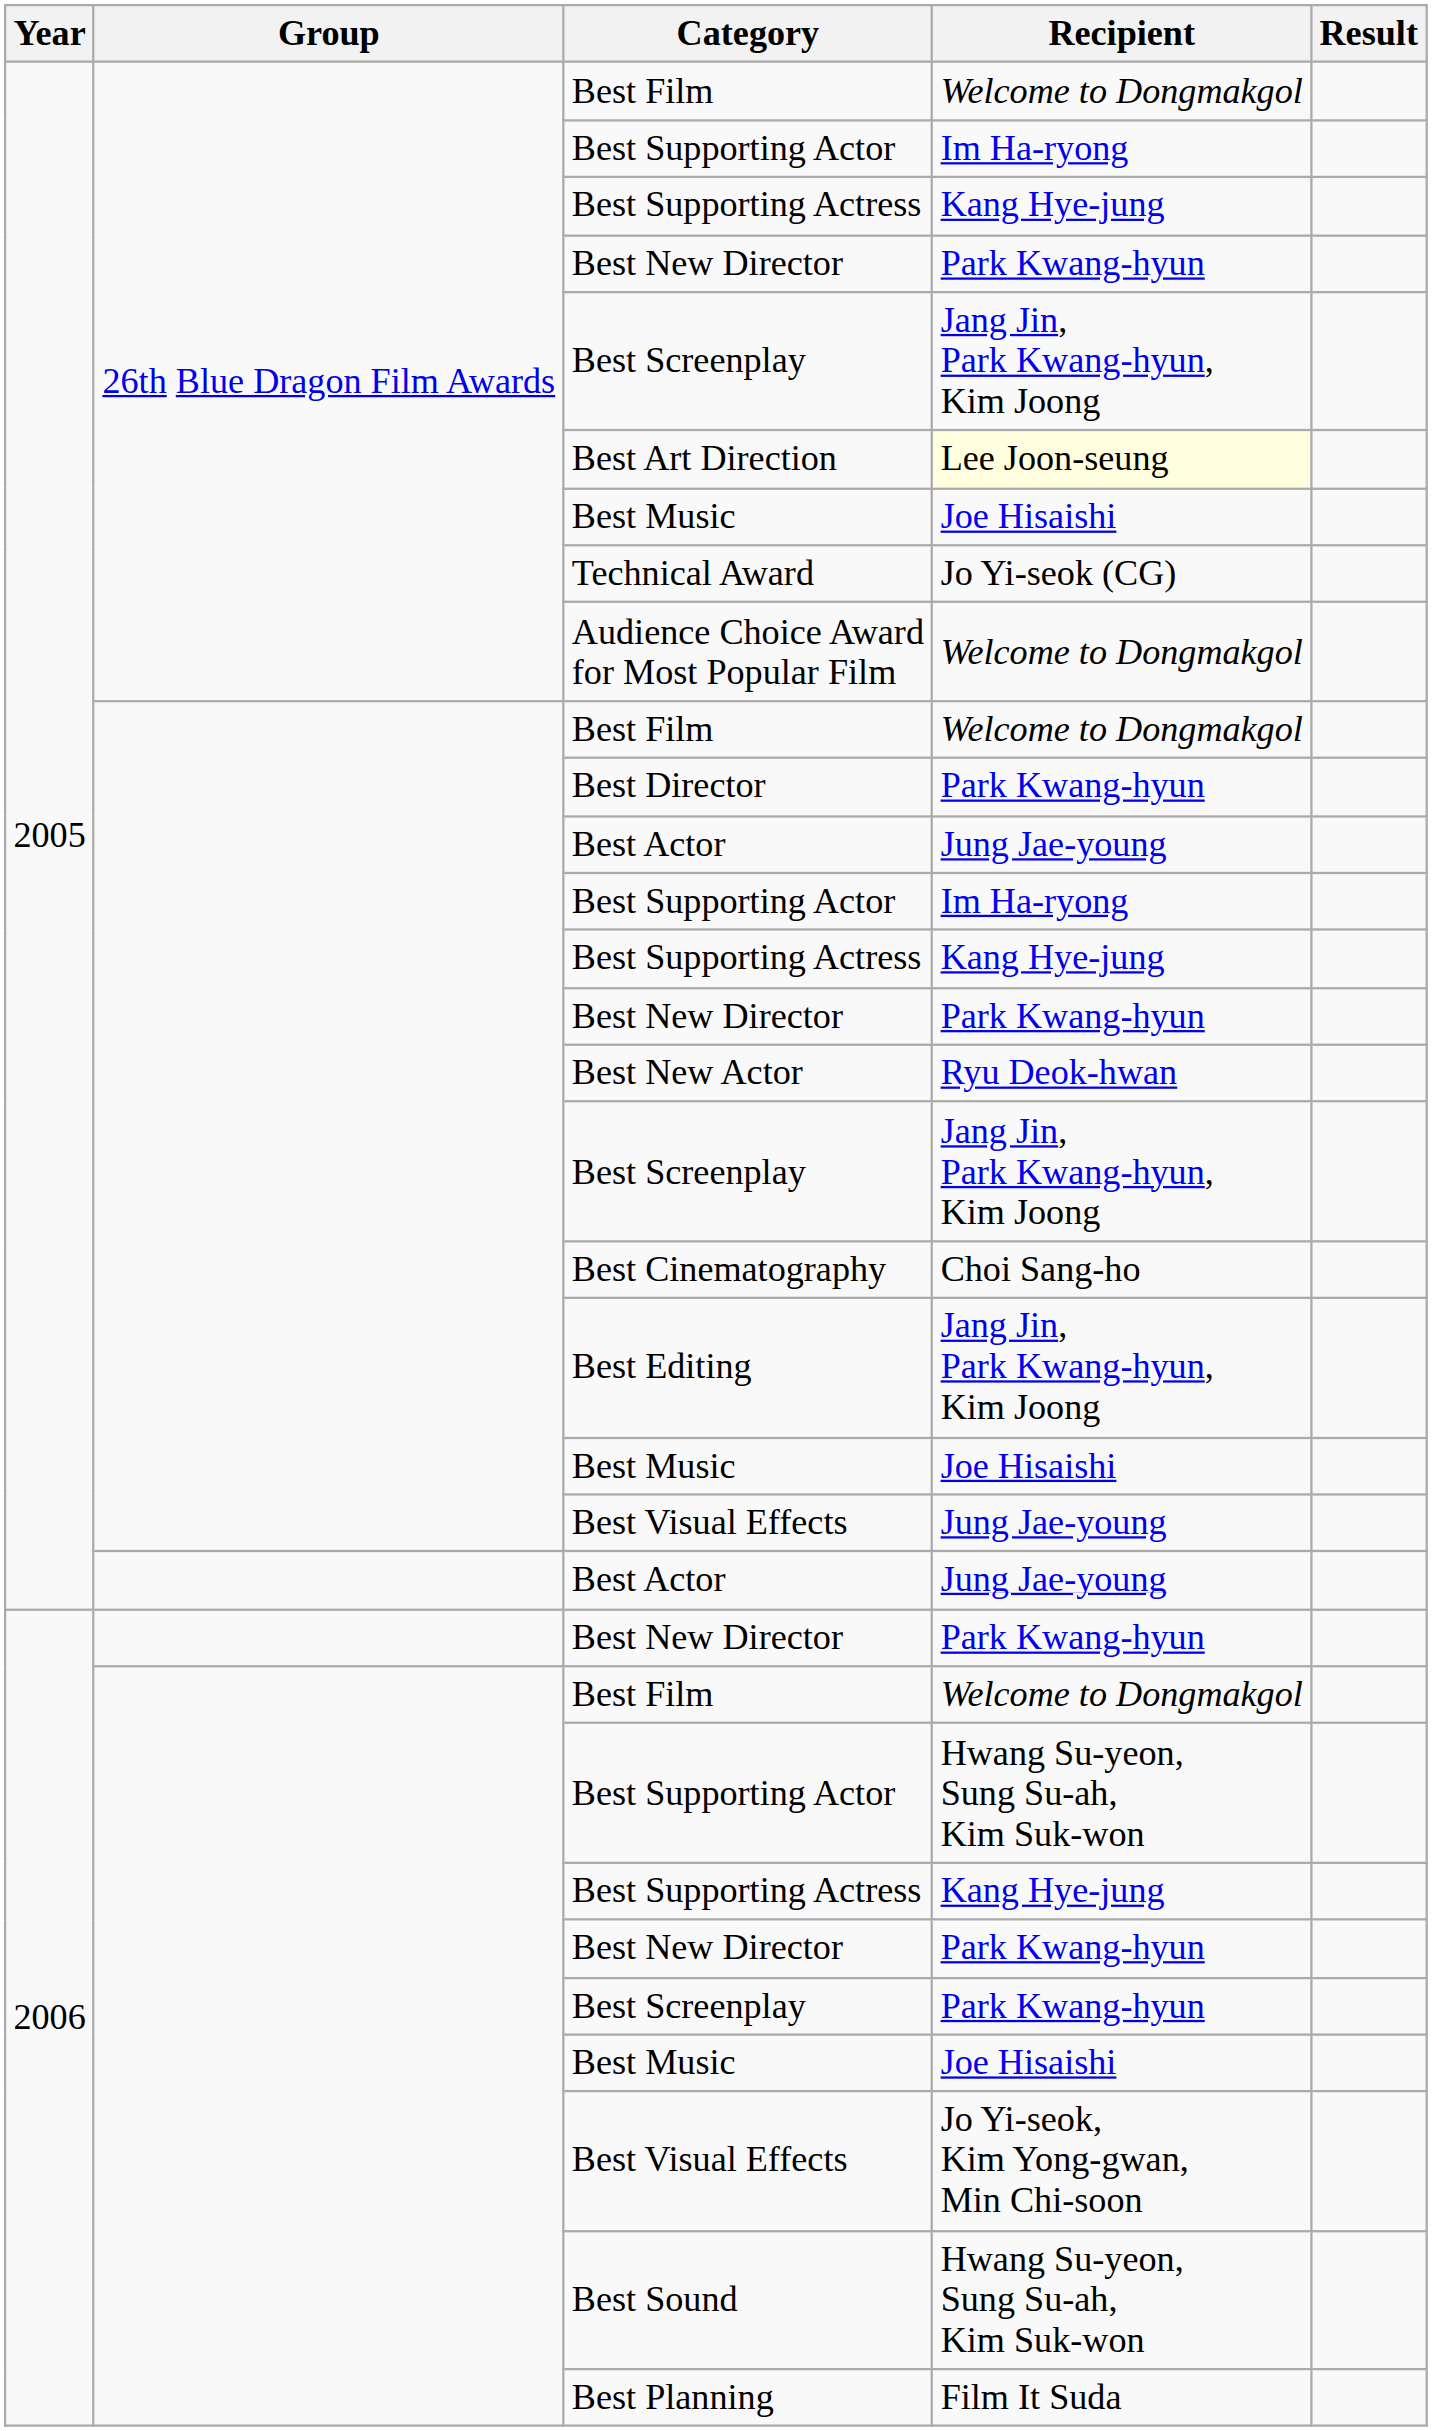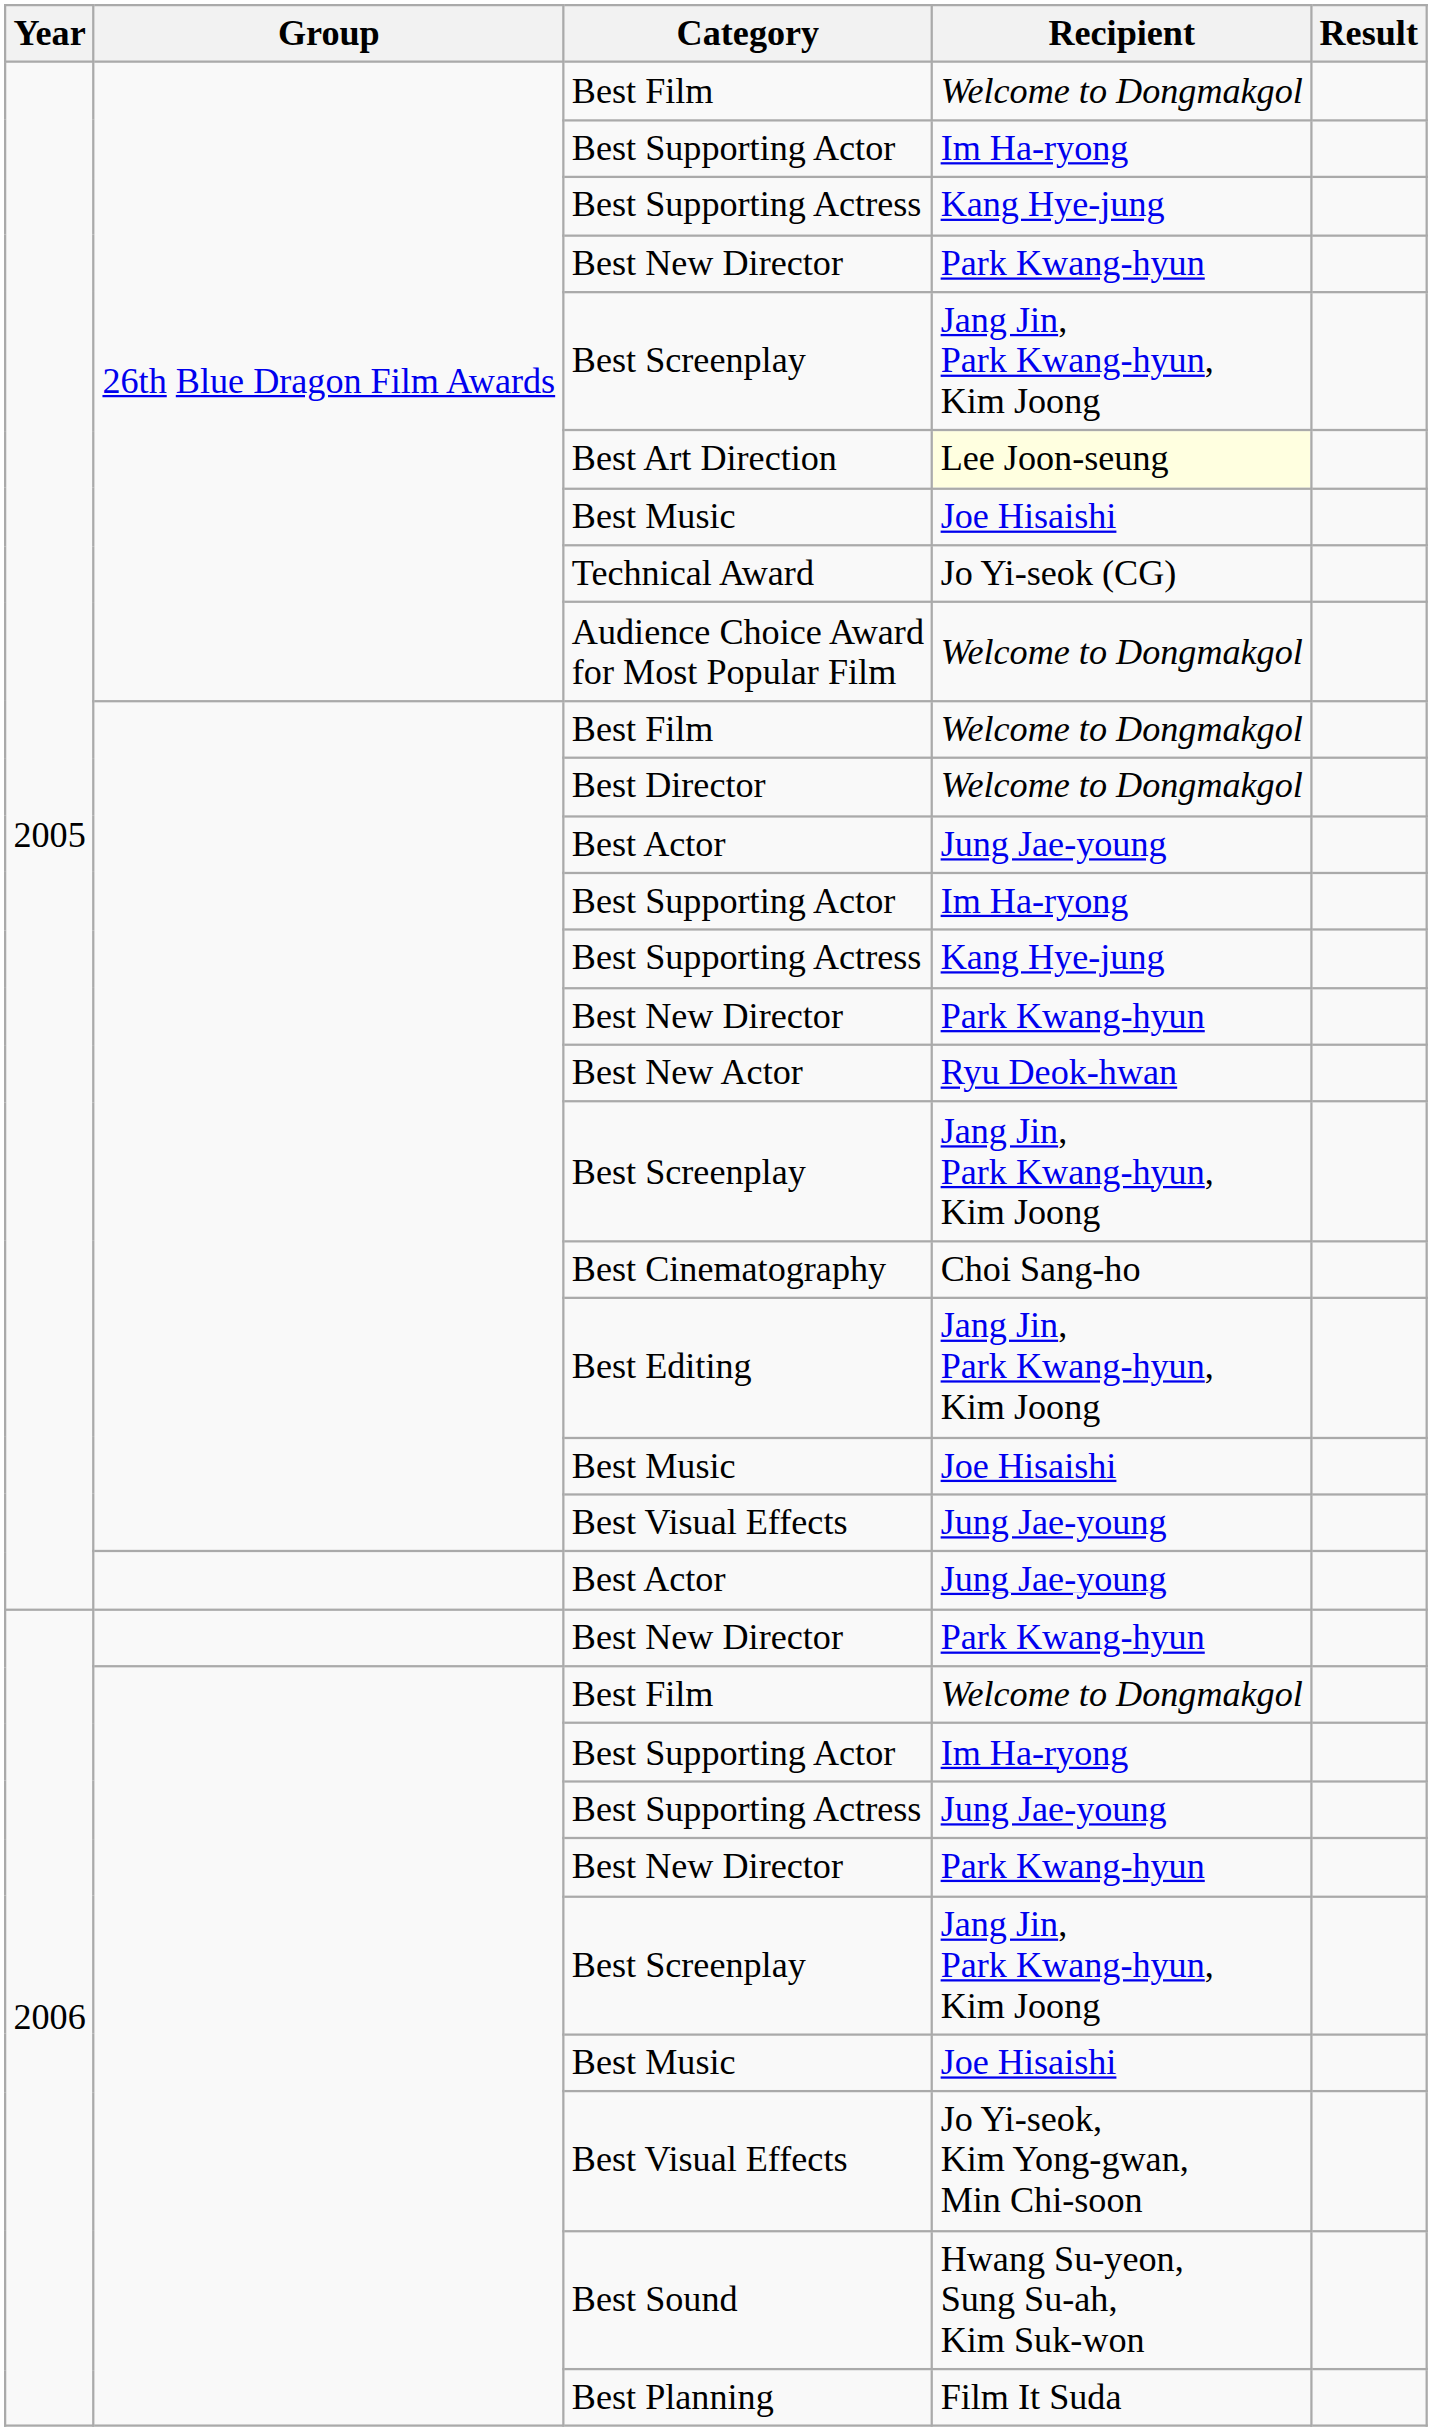(1073, 786) Park Kwang-hyun -> (1122, 786) Welcome to Dongmakgol
(1062, 1792) Hwang Su-yeon, Sung Su-ah, Kim Suk-won -> (1035, 1751) Im Ha-ryong
(1053, 1890) Kang Hye-jung -> (1054, 1808) Jung Jae-young
(1073, 2005) Park Kwang-hyun -> (1077, 1964) Jang Jin, Park Kwang-hyun, Kim Joong
